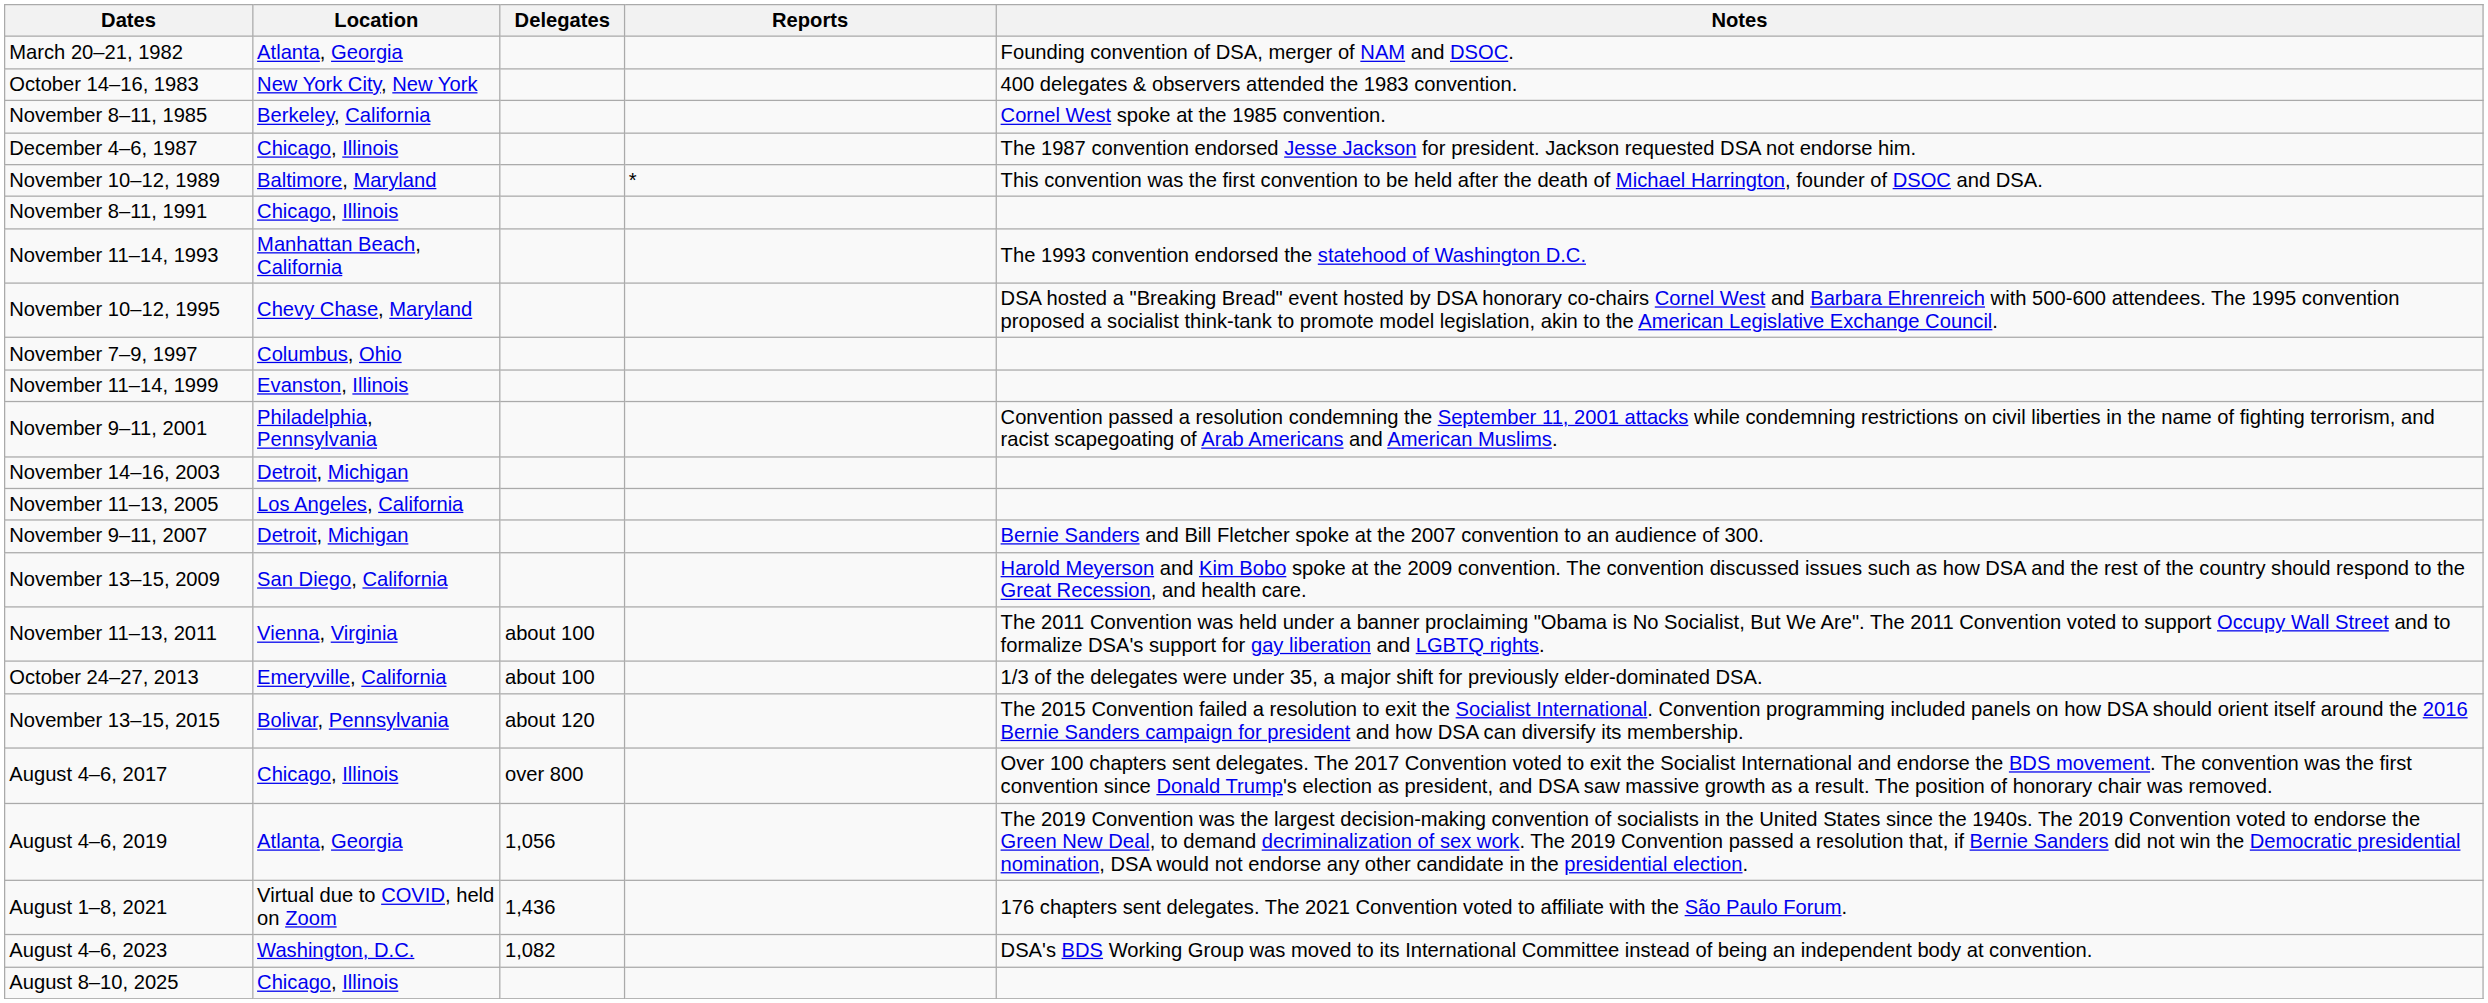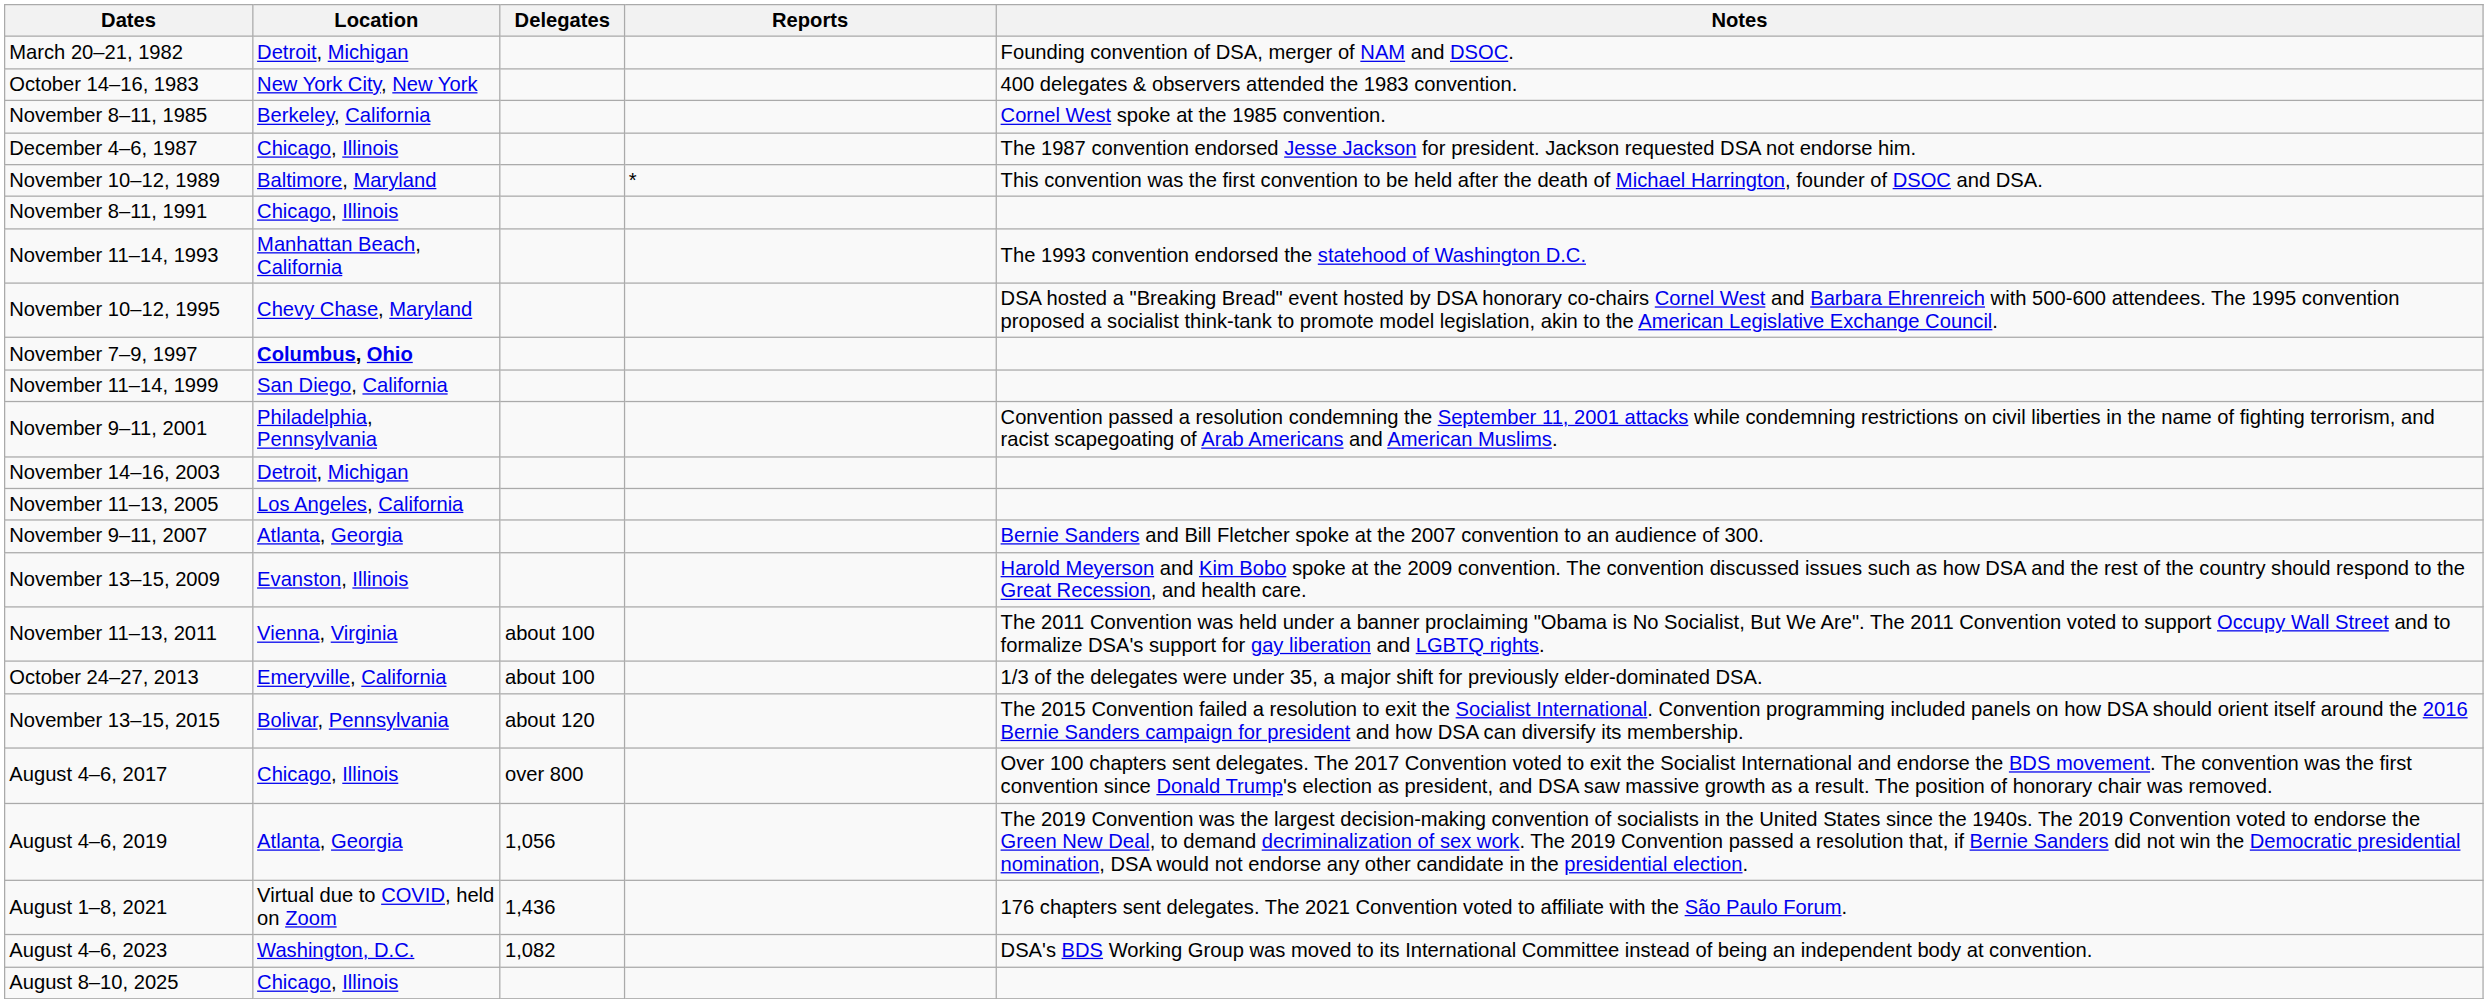(330, 52) Atlanta, Georgia -> (333, 52) Detroit, Michigan
(329, 353) normal -> (335, 353) bold
(333, 385) Evanston, Illinois -> (352, 385) San Diego, California
(333, 536) Detroit, Michigan -> (330, 536) Atlanta, Georgia
(352, 579) San Diego, California -> (333, 579) Evanston, Illinois
